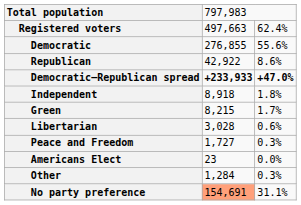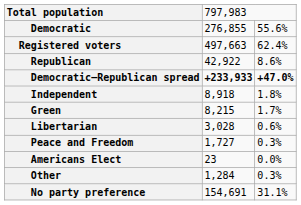rows swapped: (64, 29) <-> (49, 45)
(225, 192) lightsalmon background -> (225, 192) no background
